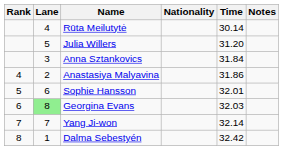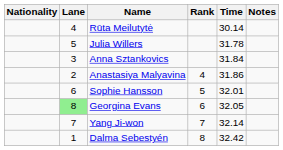columns swapped: (19, 12) <-> (189, 12)
(231, 43) 31.20 -> (231, 43) 31.78
(231, 106) 32.03 -> (231, 106) 32.05
